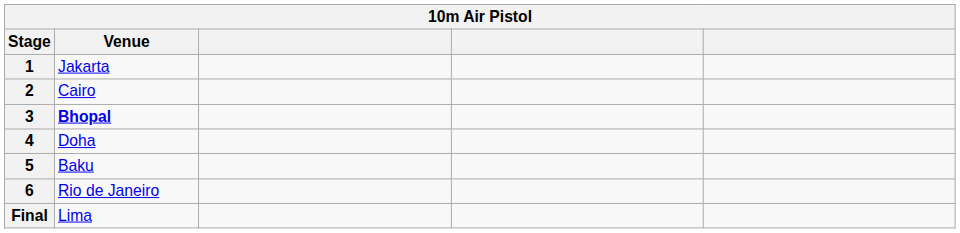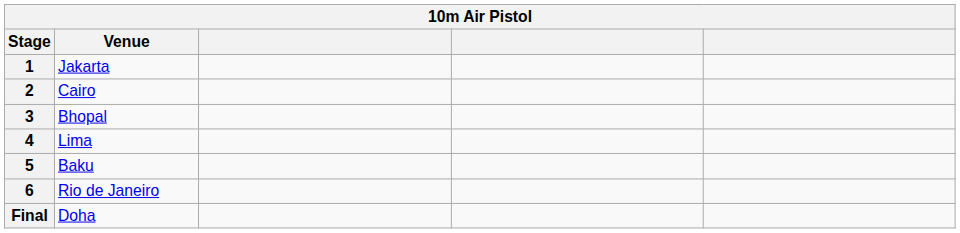(85, 116) bold -> (82, 116) normal
(77, 141) Doha -> (75, 141) Lima
(75, 215) Lima -> (77, 215) Doha
